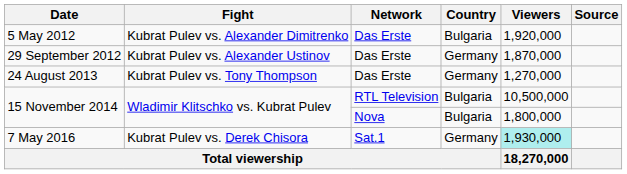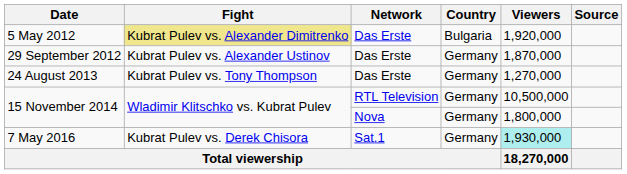(238, 35) no background -> (238, 35) khaki background
(468, 96) Bulgaria -> (471, 96) Germany
(468, 117) Bulgaria -> (471, 117) Germany
